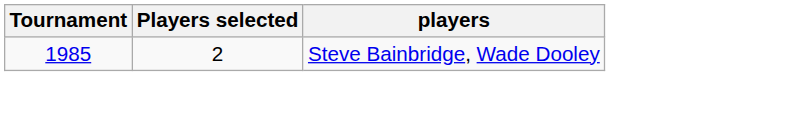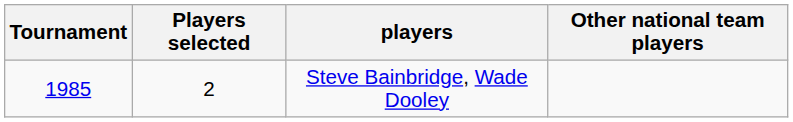+ column: (668, 32)
